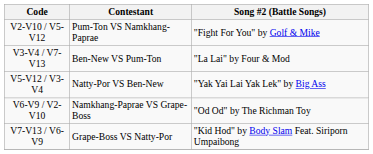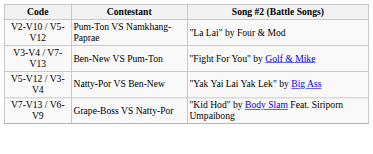(257, 32) "Fight For You" by Golf & Mike -> (237, 32) "La Lai" by Four & Mod
(242, 58) "La Lai" by Four & Mod -> (252, 58) "Fight For You" by Golf & Mike
- row: (37, 110)
